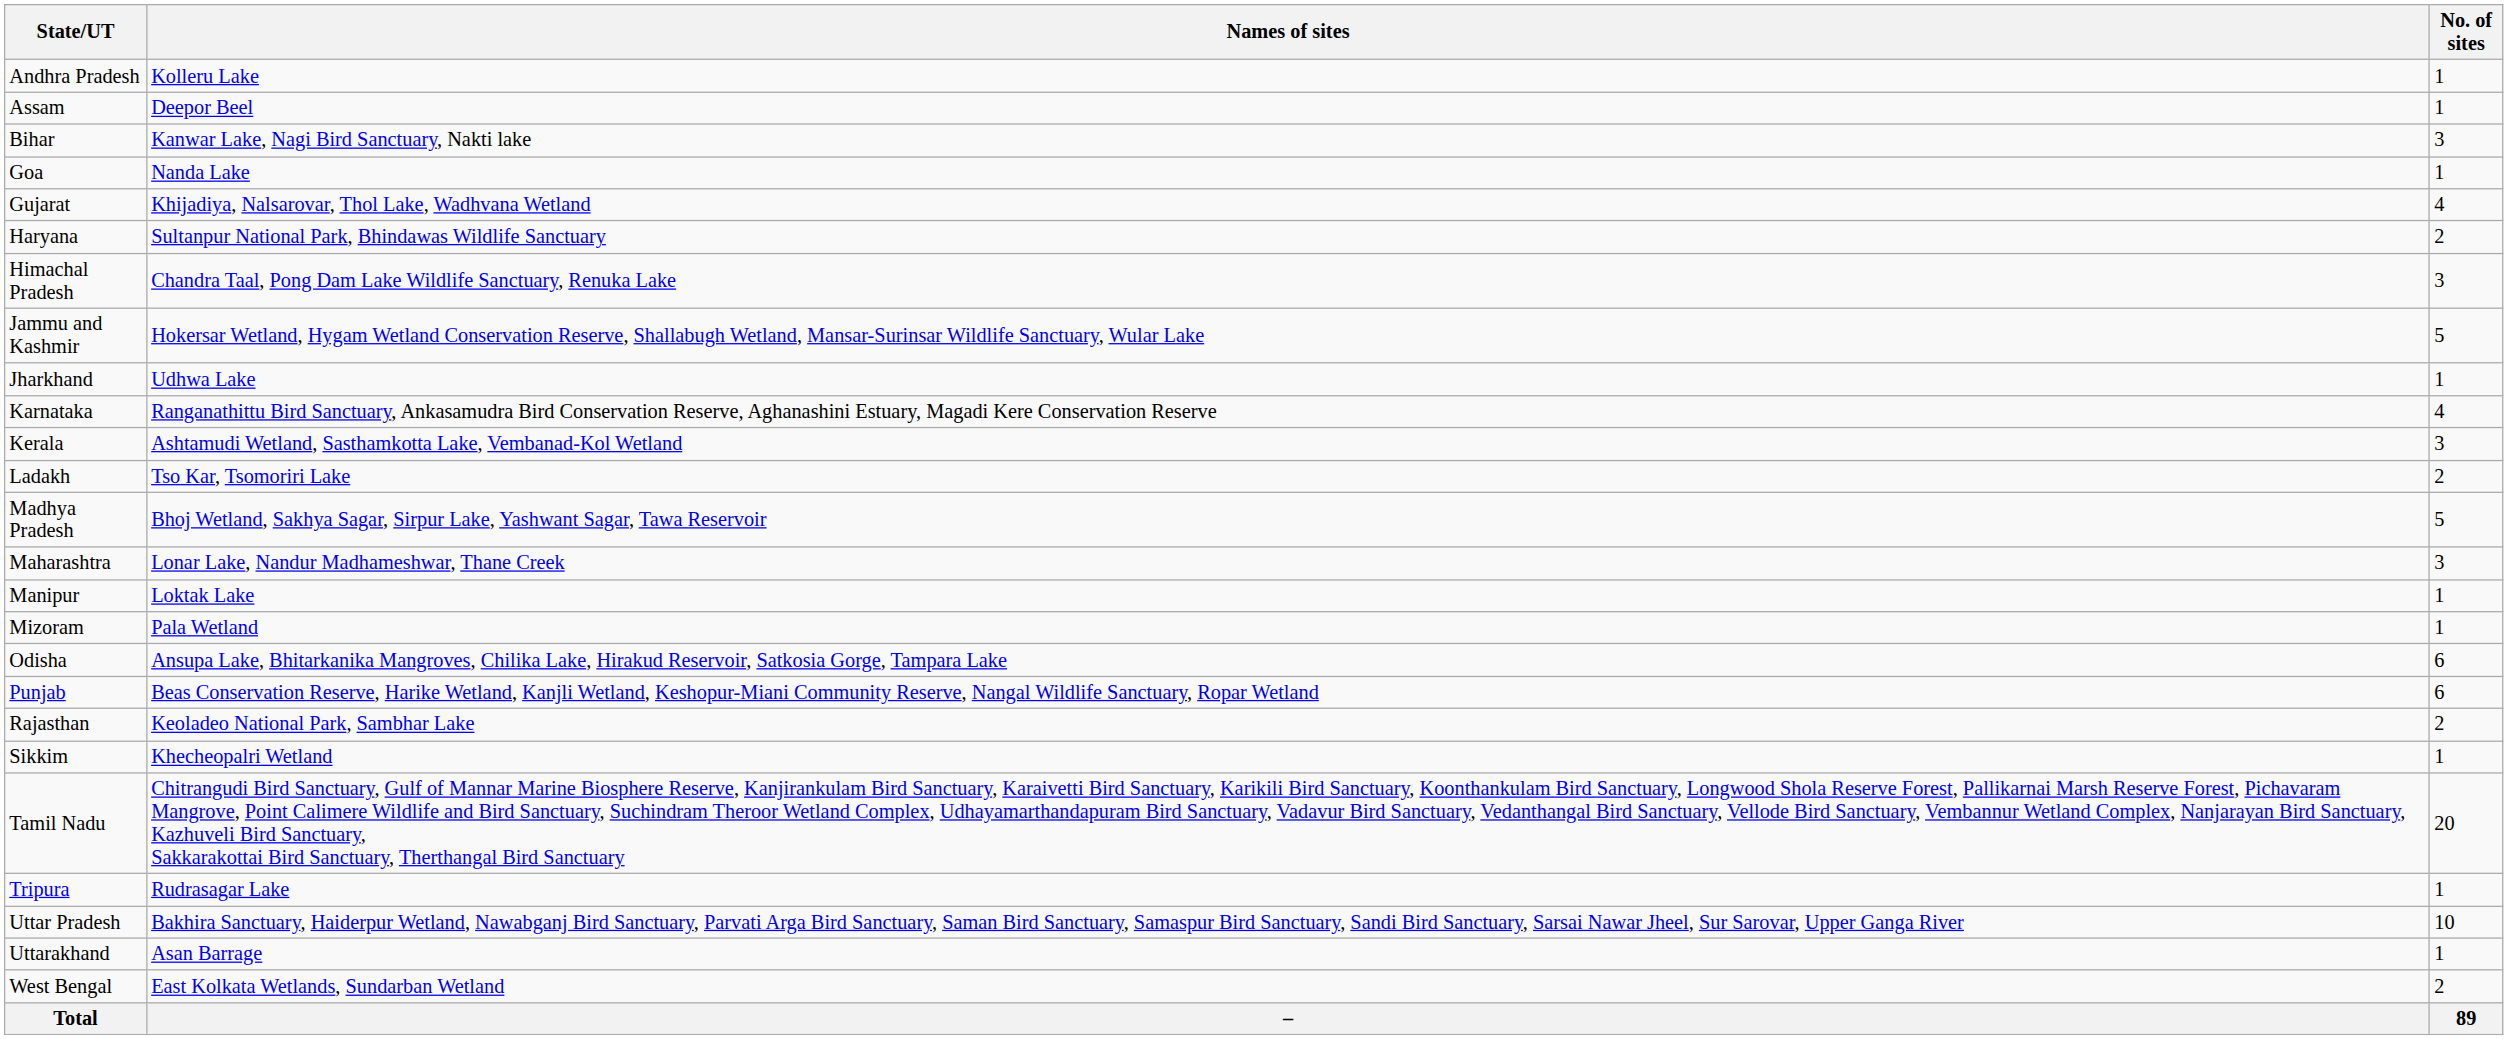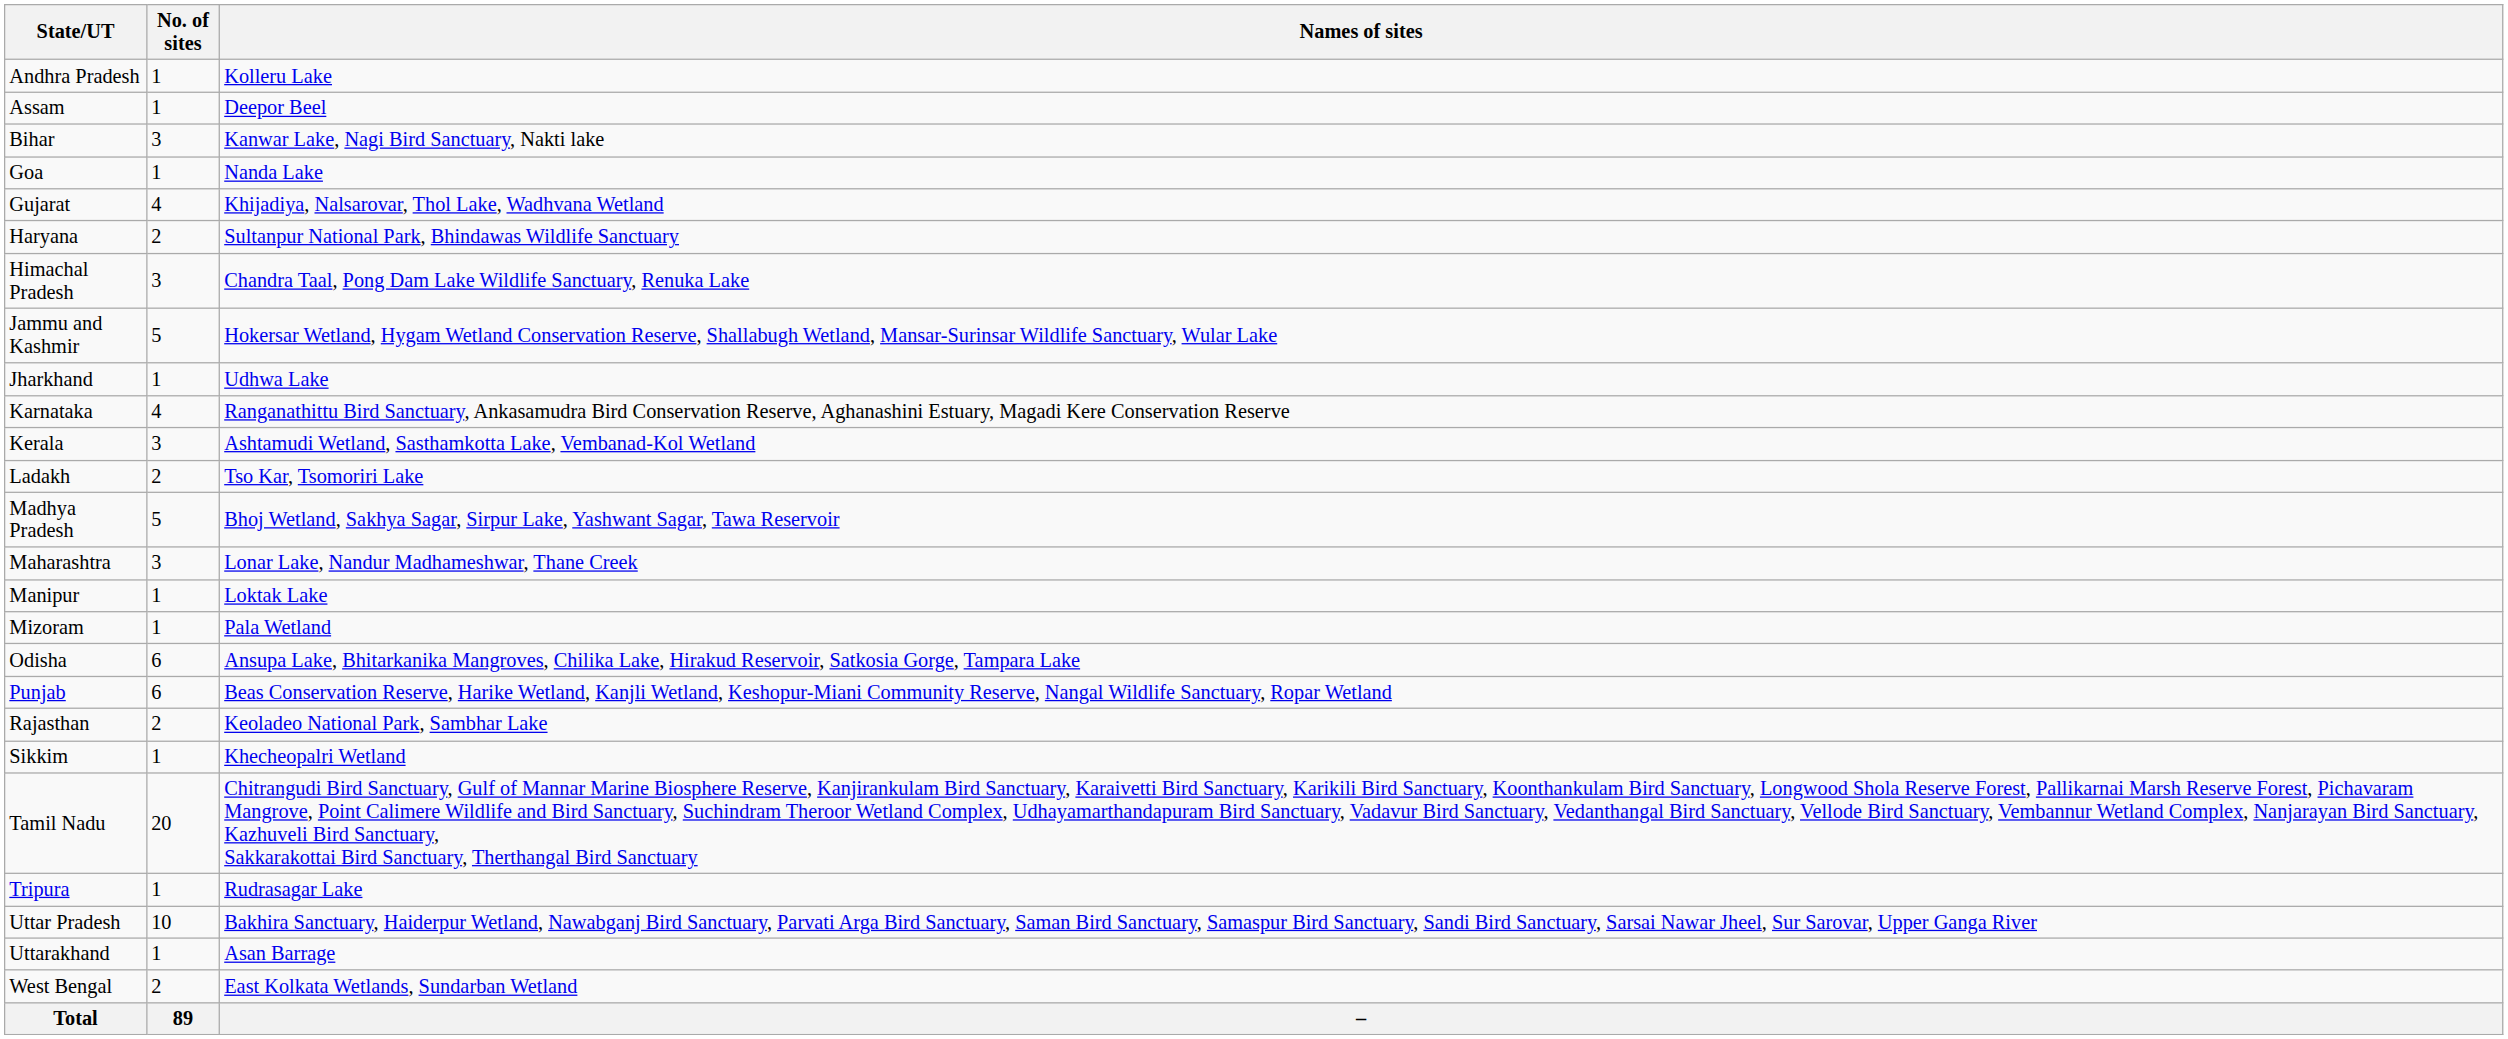columns swapped: (2466, 32) <-> (1288, 32)
